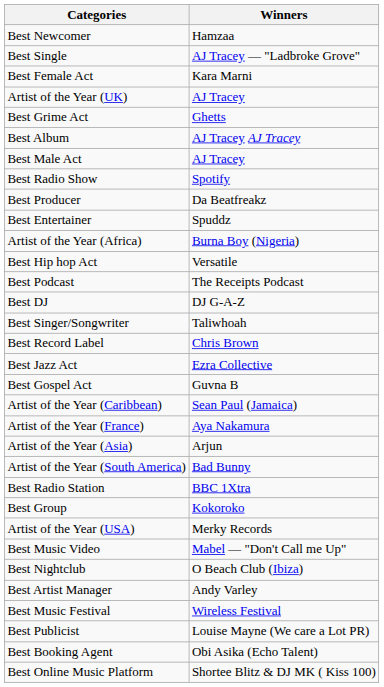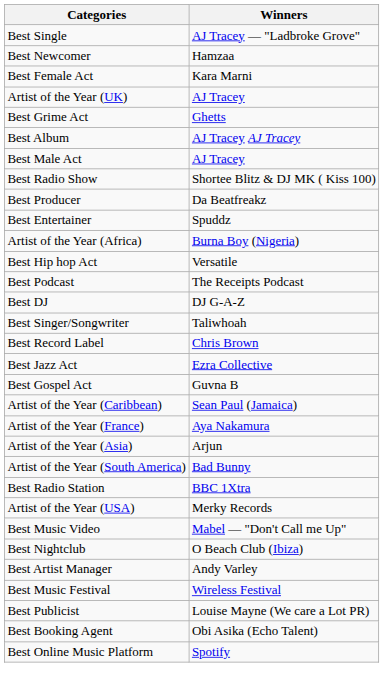rows swapped: (37, 55) <-> (49, 35)
(211, 179) Spotify -> (284, 179) Shortee Blitz & DJ MK ( Kiss 100)
- row: (37, 508)
(284, 672) Shortee Blitz & DJ MK ( Kiss 100) -> (211, 651) Spotify
